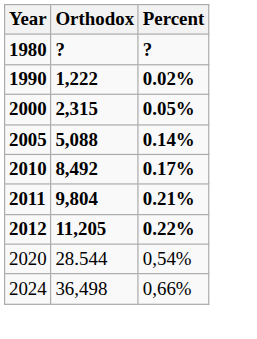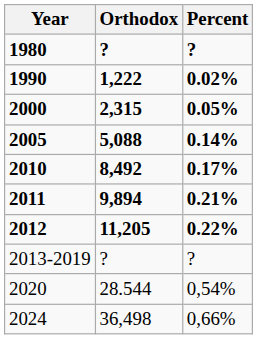(77, 199) 9,804 -> (121, 199) 9,894
+ row: (50, 259)
